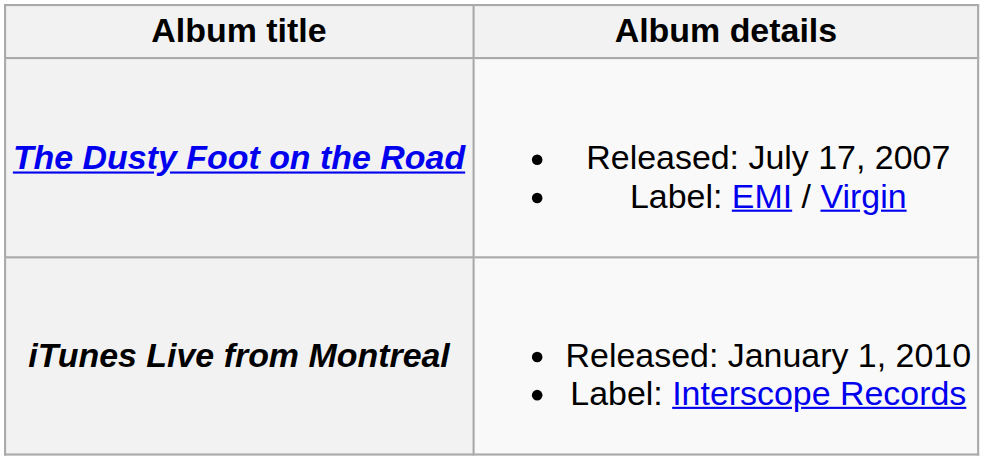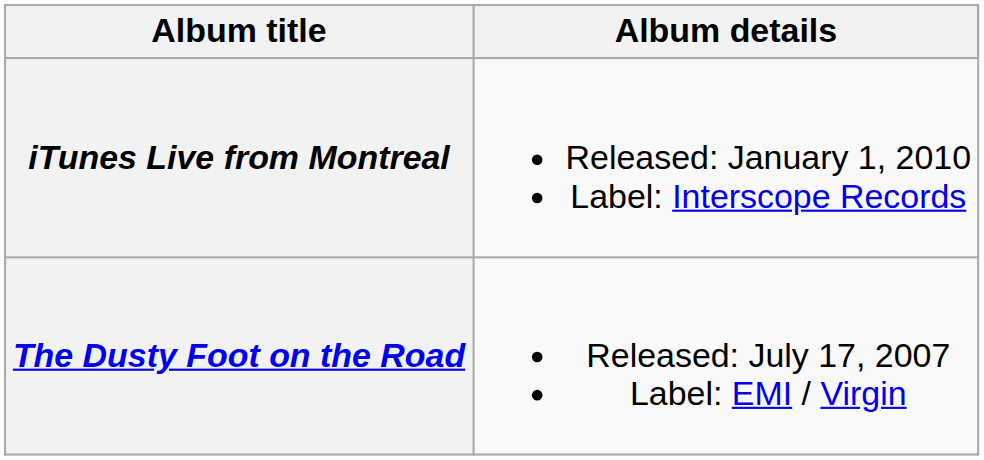rows swapped: (239, 157) <-> (239, 355)
